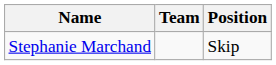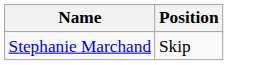- column: (179, 18)
